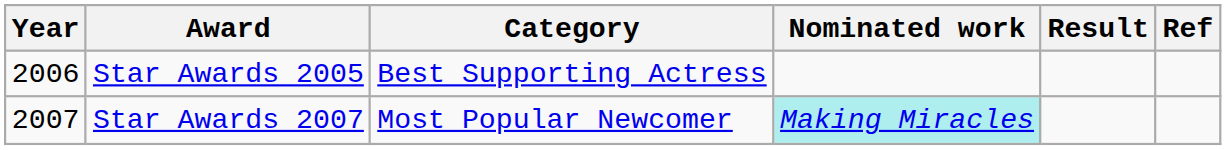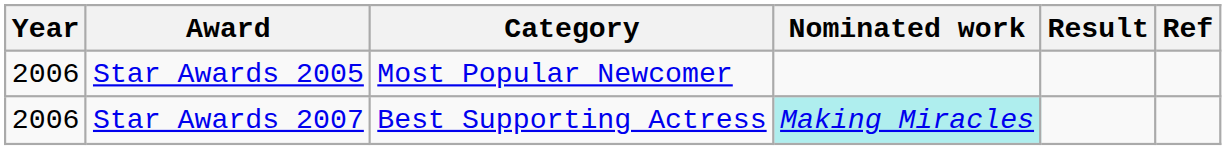(572, 74) Best Supporting Actress -> (555, 74) Most Popular Newcomer
(46, 120) 2007 -> (46, 120) 2006
(555, 120) Most Popular Newcomer -> (572, 120) Best Supporting Actress
